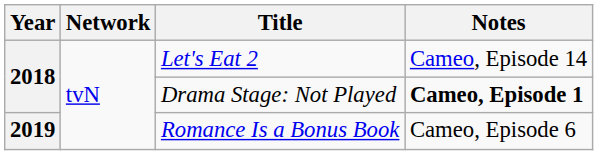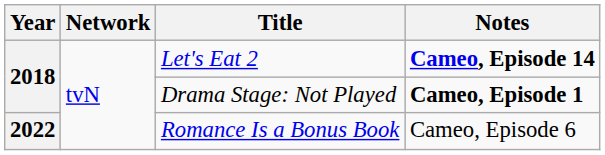(499, 58) normal -> (502, 58) bold
(33, 130) 2019 -> (33, 130) 2022
